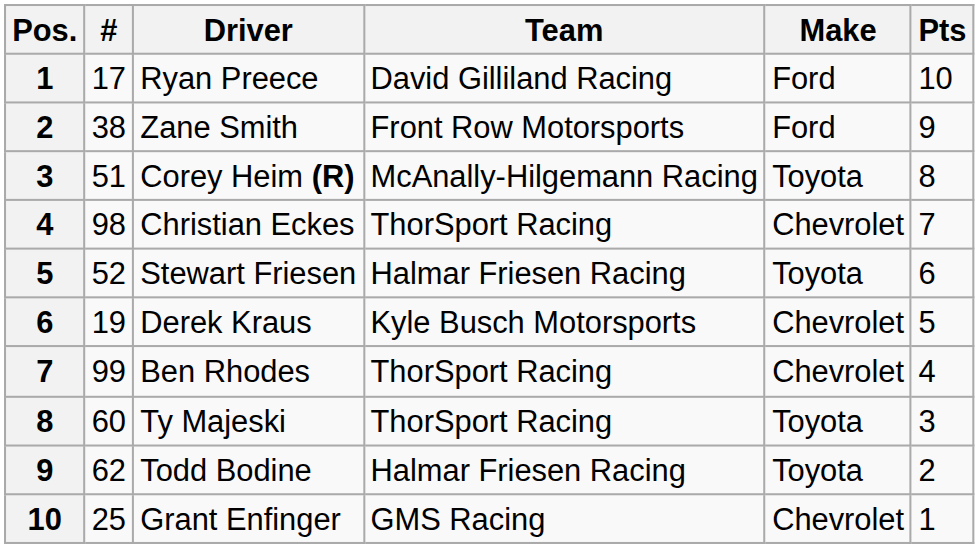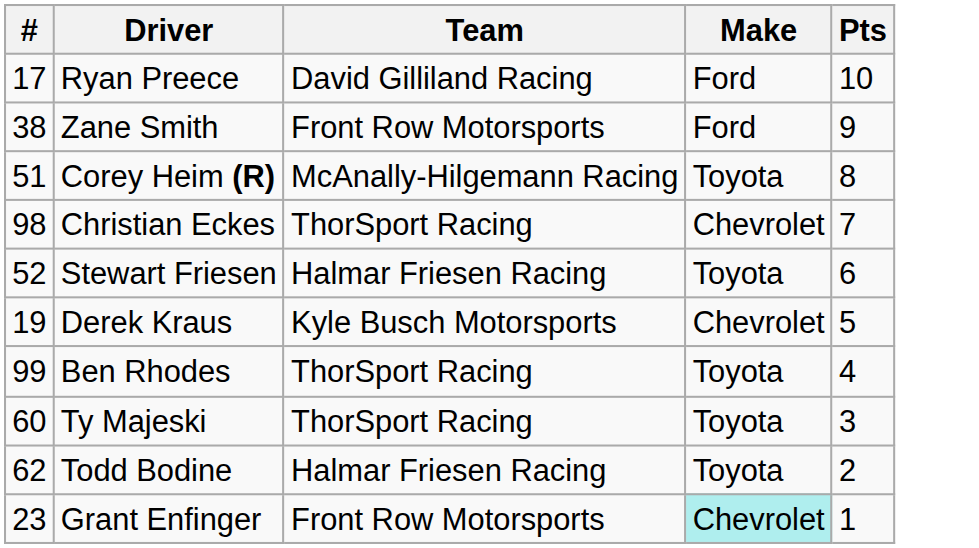- column: (45, 30)
(838, 372) Chevrolet -> (738, 372) Toyota
(109, 518) 25 -> (29, 518) 23
(458, 518) GMS Racing -> (448, 518) Front Row Motorsports
(838, 518) no background -> (759, 518) paleturquoise background
